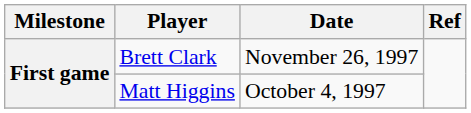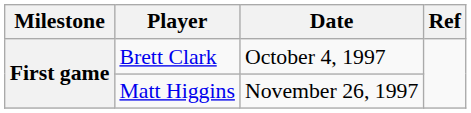(332, 56) November 26, 1997 -> (315, 56) October 4, 1997
(315, 90) October 4, 1997 -> (332, 90) November 26, 1997
